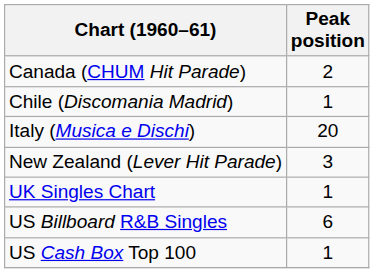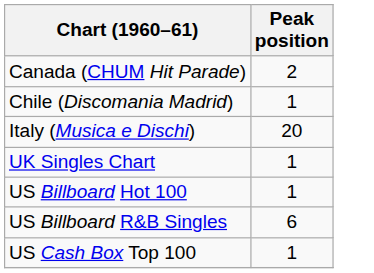- row: (145, 161)
+ row: (98, 191)
